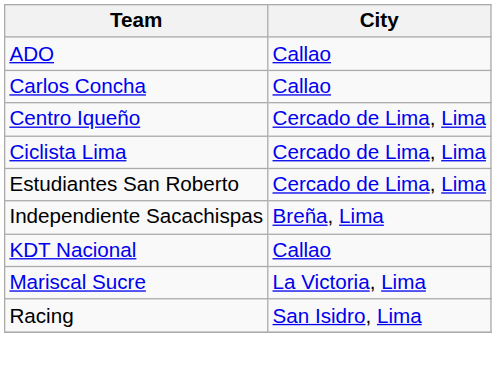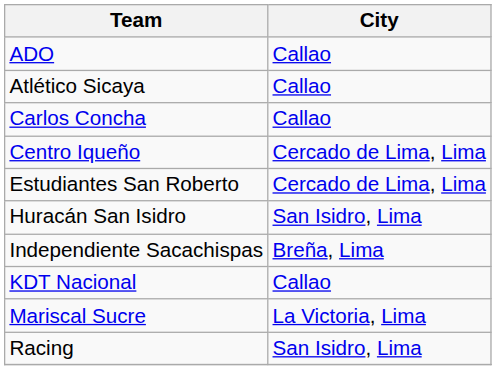+ row: (77, 86)
- row: (68, 151)
+ row: (98, 217)
